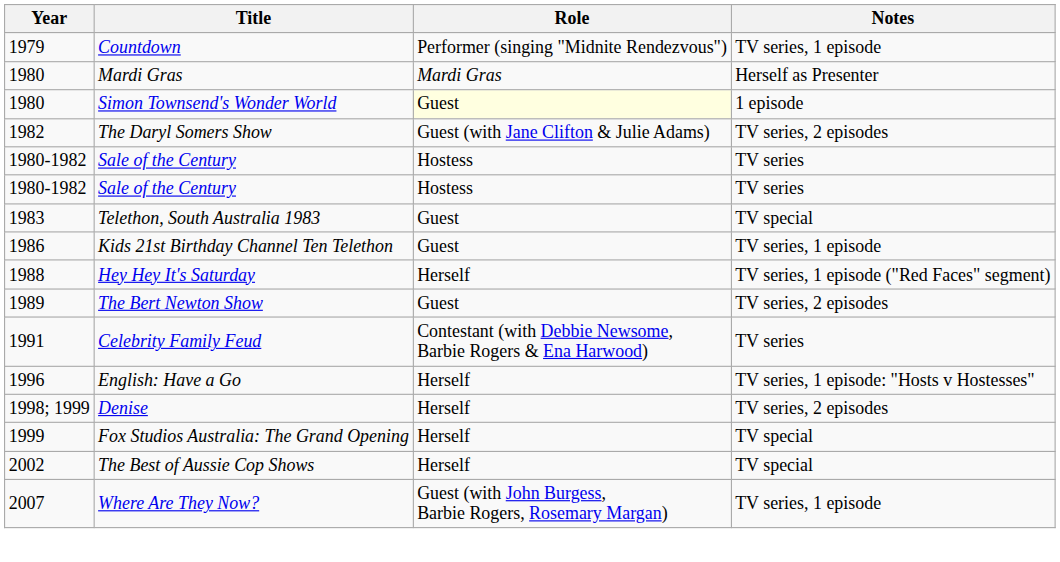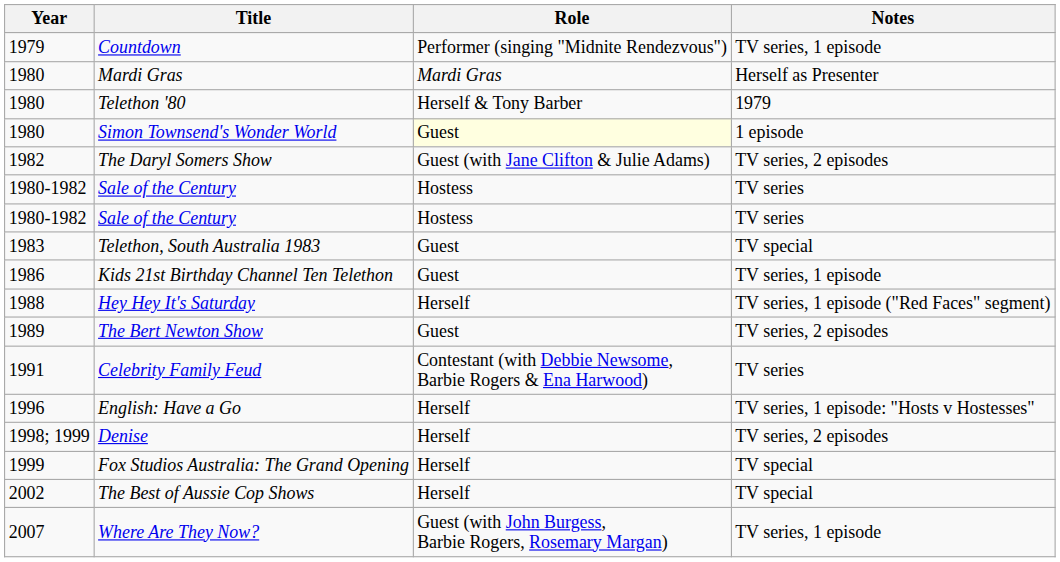+ row: (27, 103)
